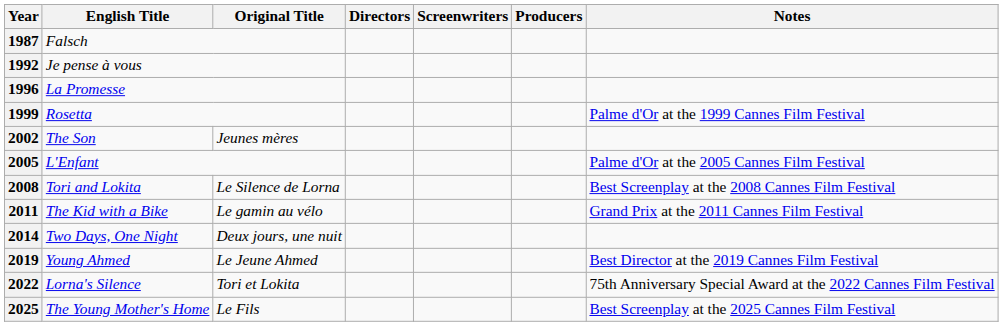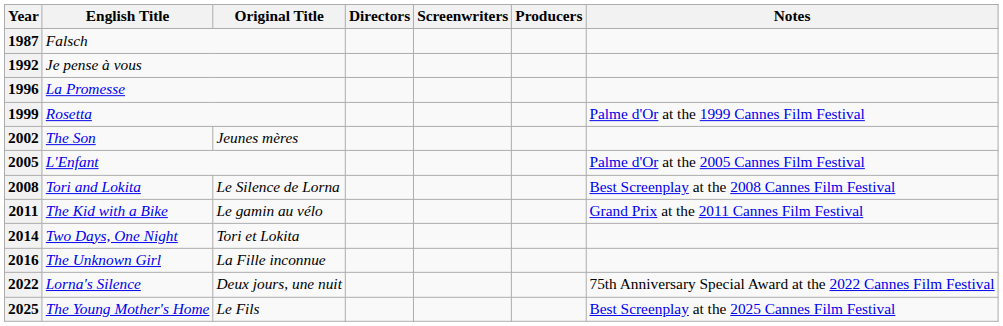(279, 235) Deux jours, une nuit -> (258, 235) Tori et Lokita
+ row: (23, 260)
- row: (23, 260)
(258, 284) Tori et Lokita -> (279, 284) Deux jours, une nuit
